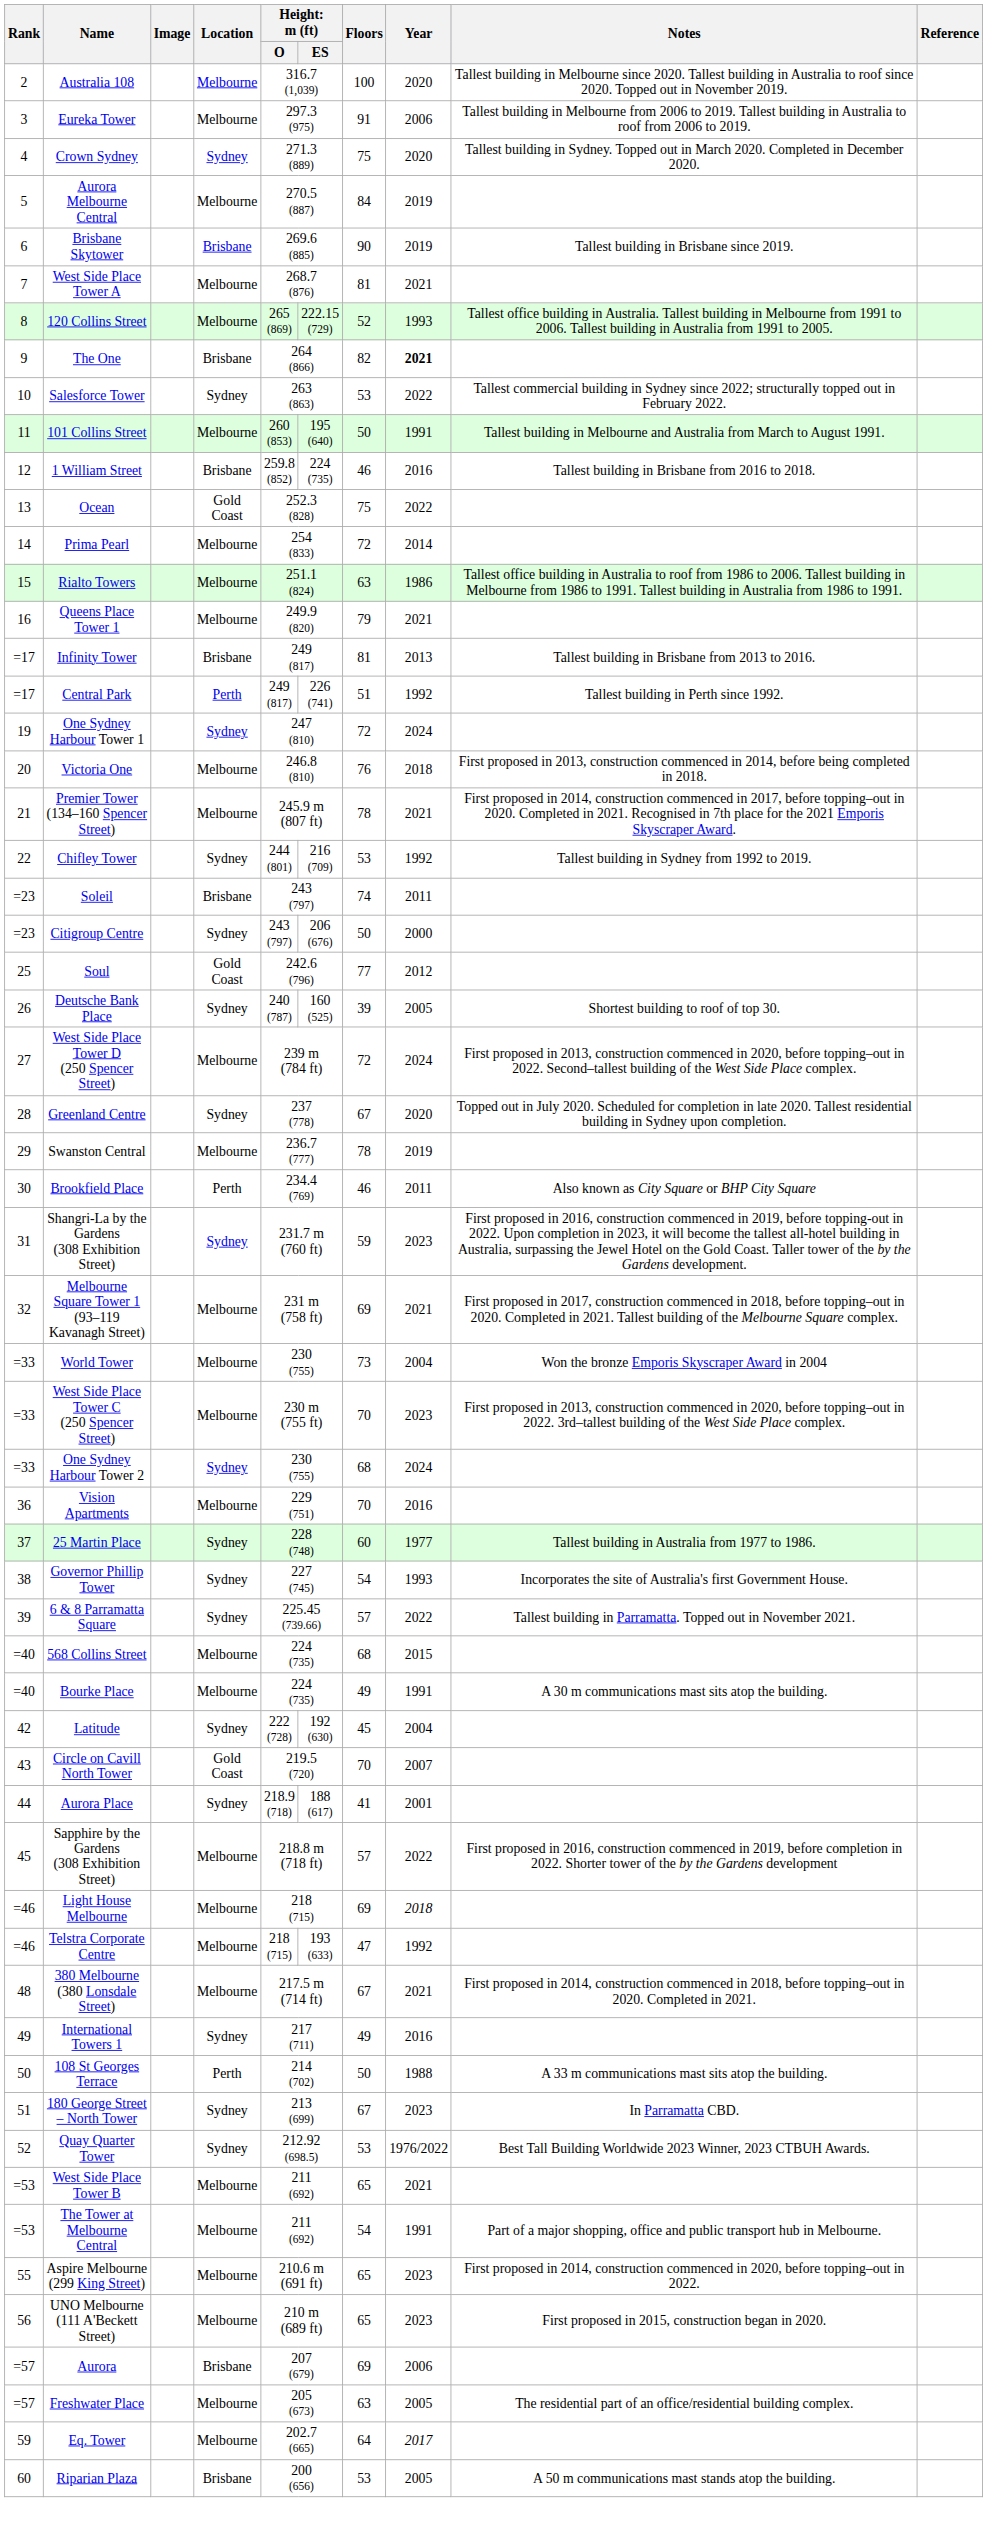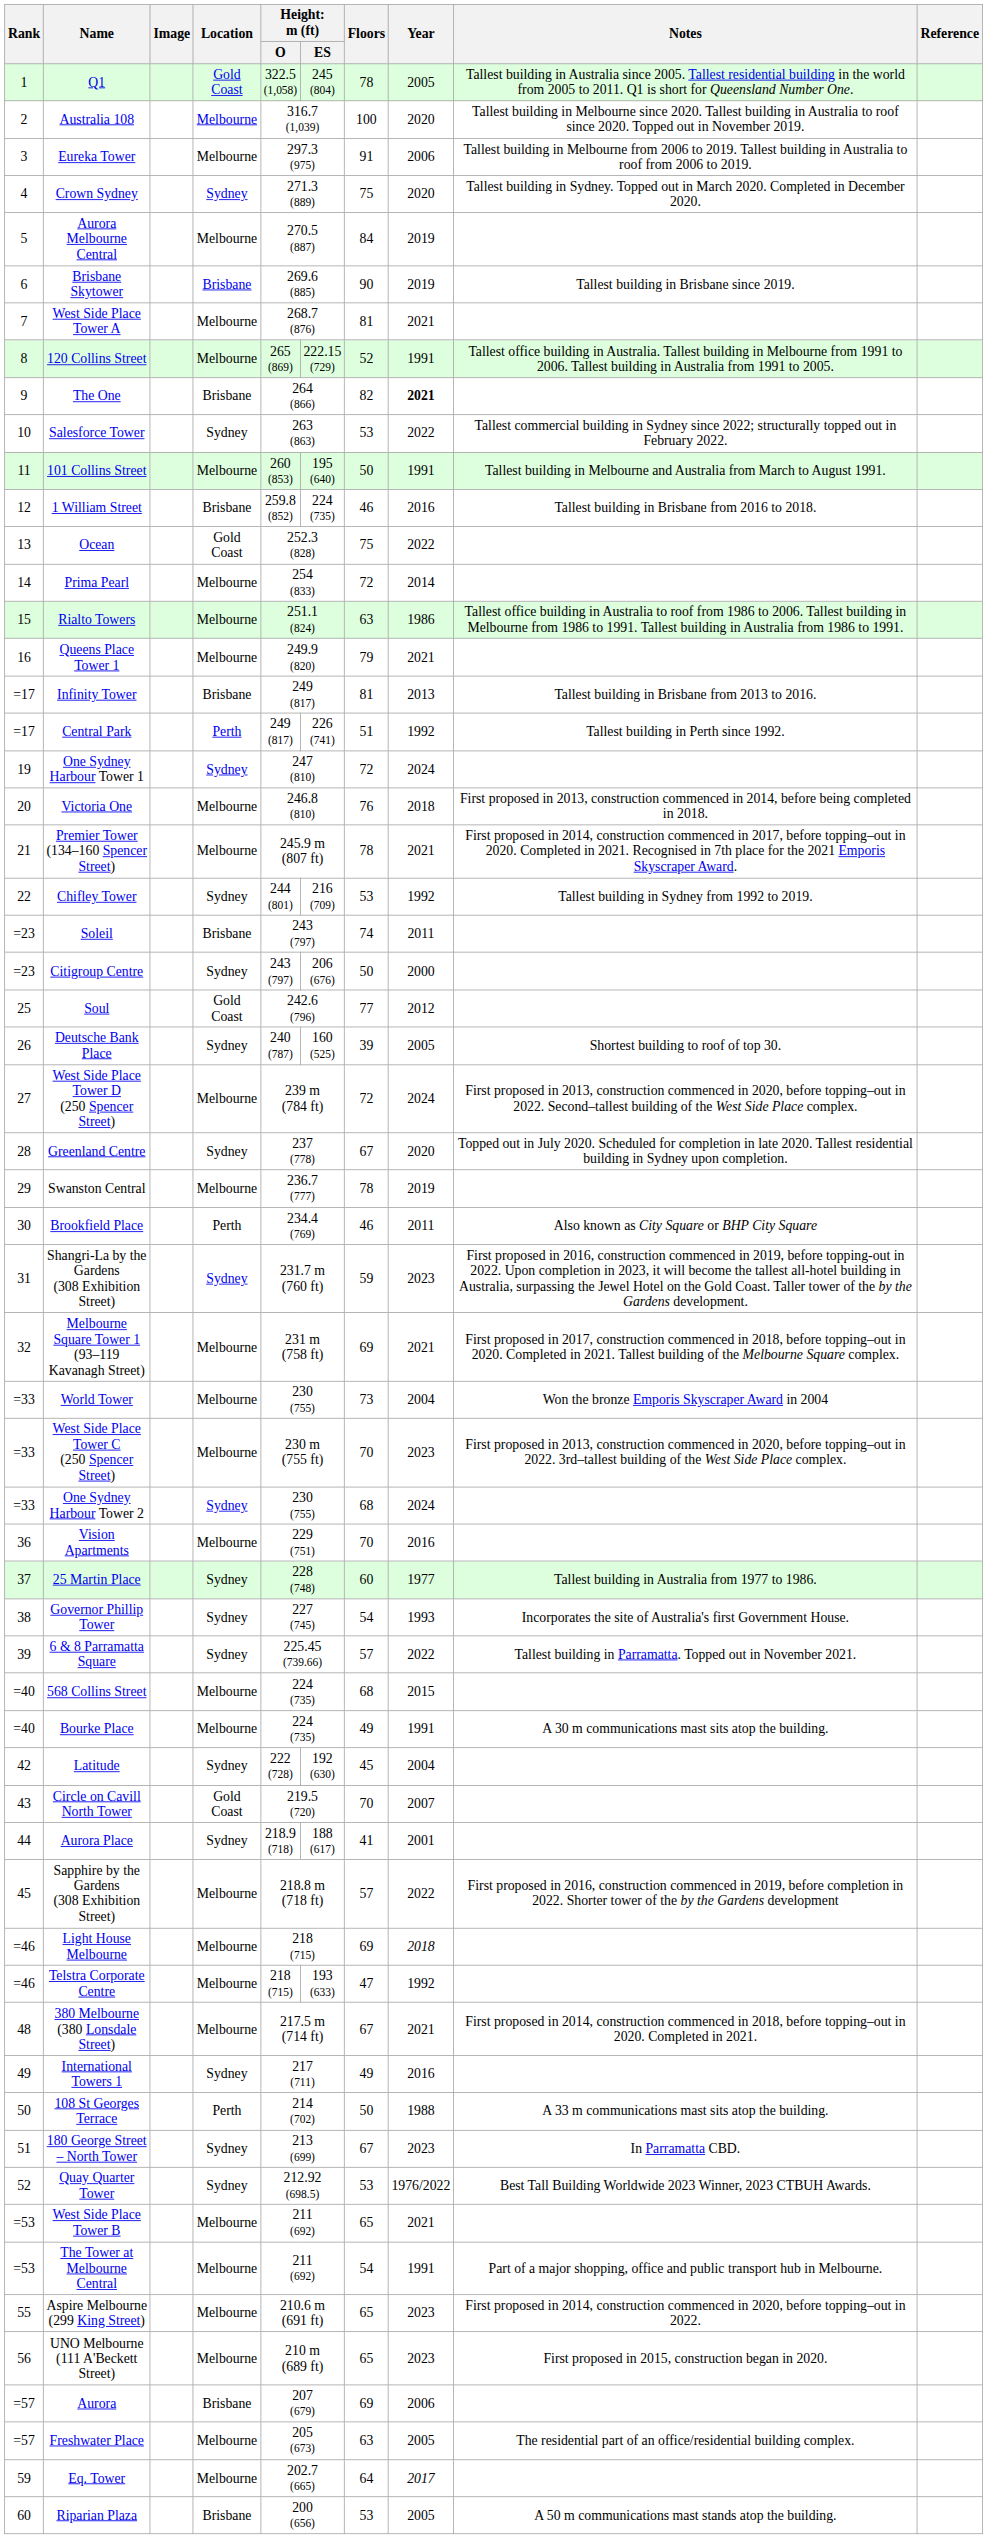+ row: (97, 82)
(419, 321) 1993 -> (421, 358) 1991
